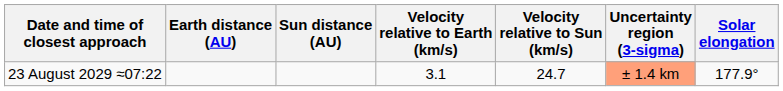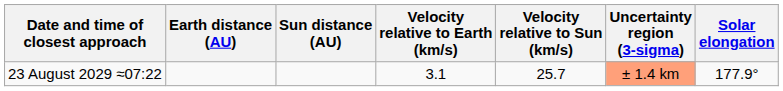(551, 74) 24.7 -> (551, 74) 25.7
